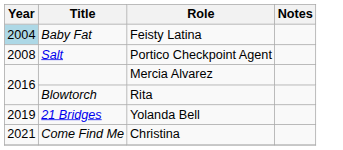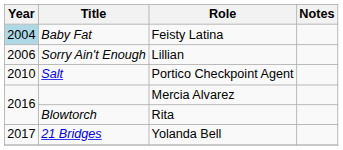+ row: (94, 54)
(21, 54) 2008 -> (21, 74) 2010
(21, 114) 2019 -> (21, 134) 2017
- row: (83, 134)
